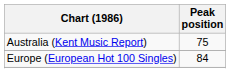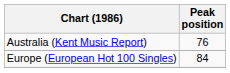(202, 42) 75 -> (202, 42) 76
